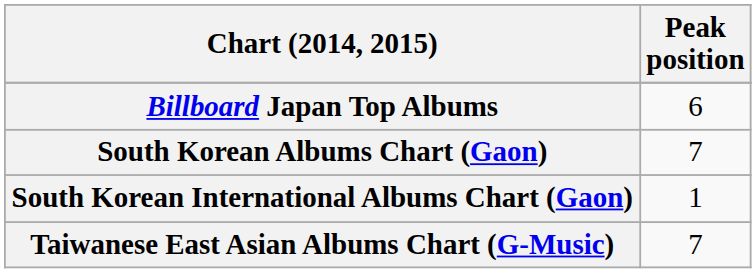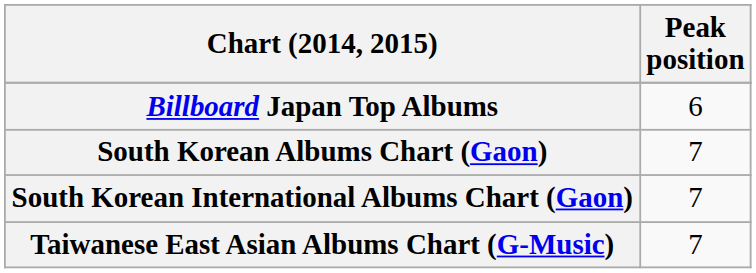(695, 197) 1 -> (695, 197) 7
